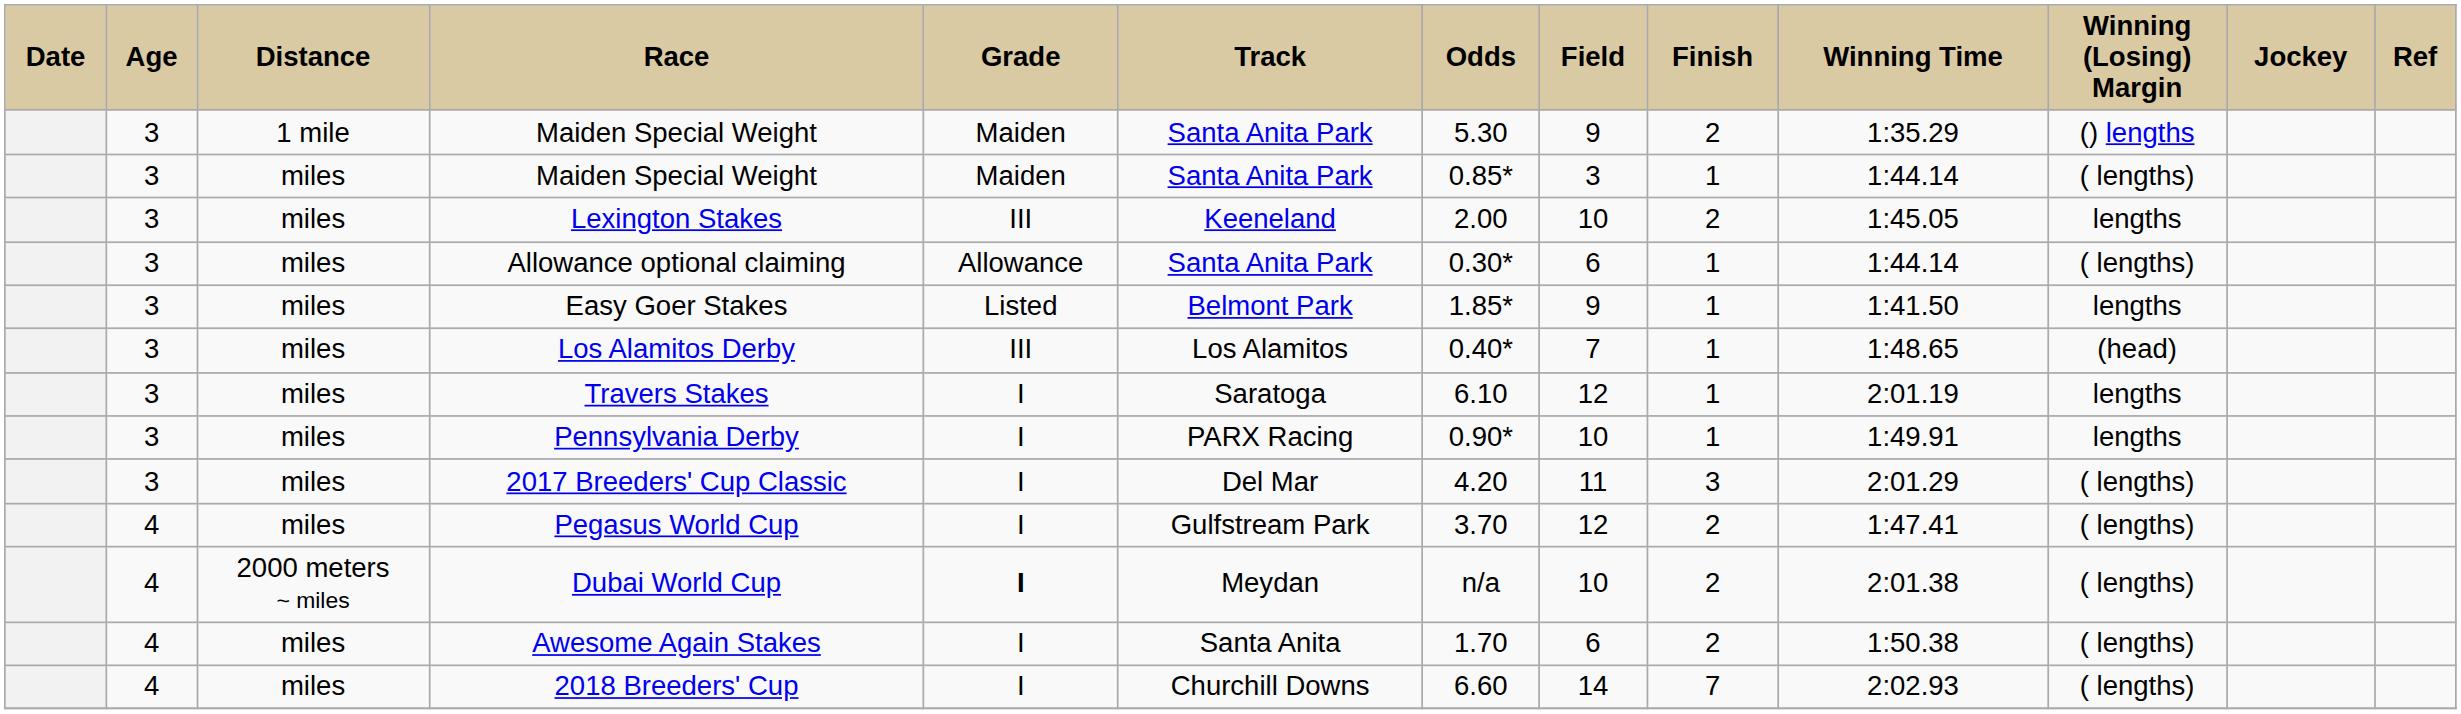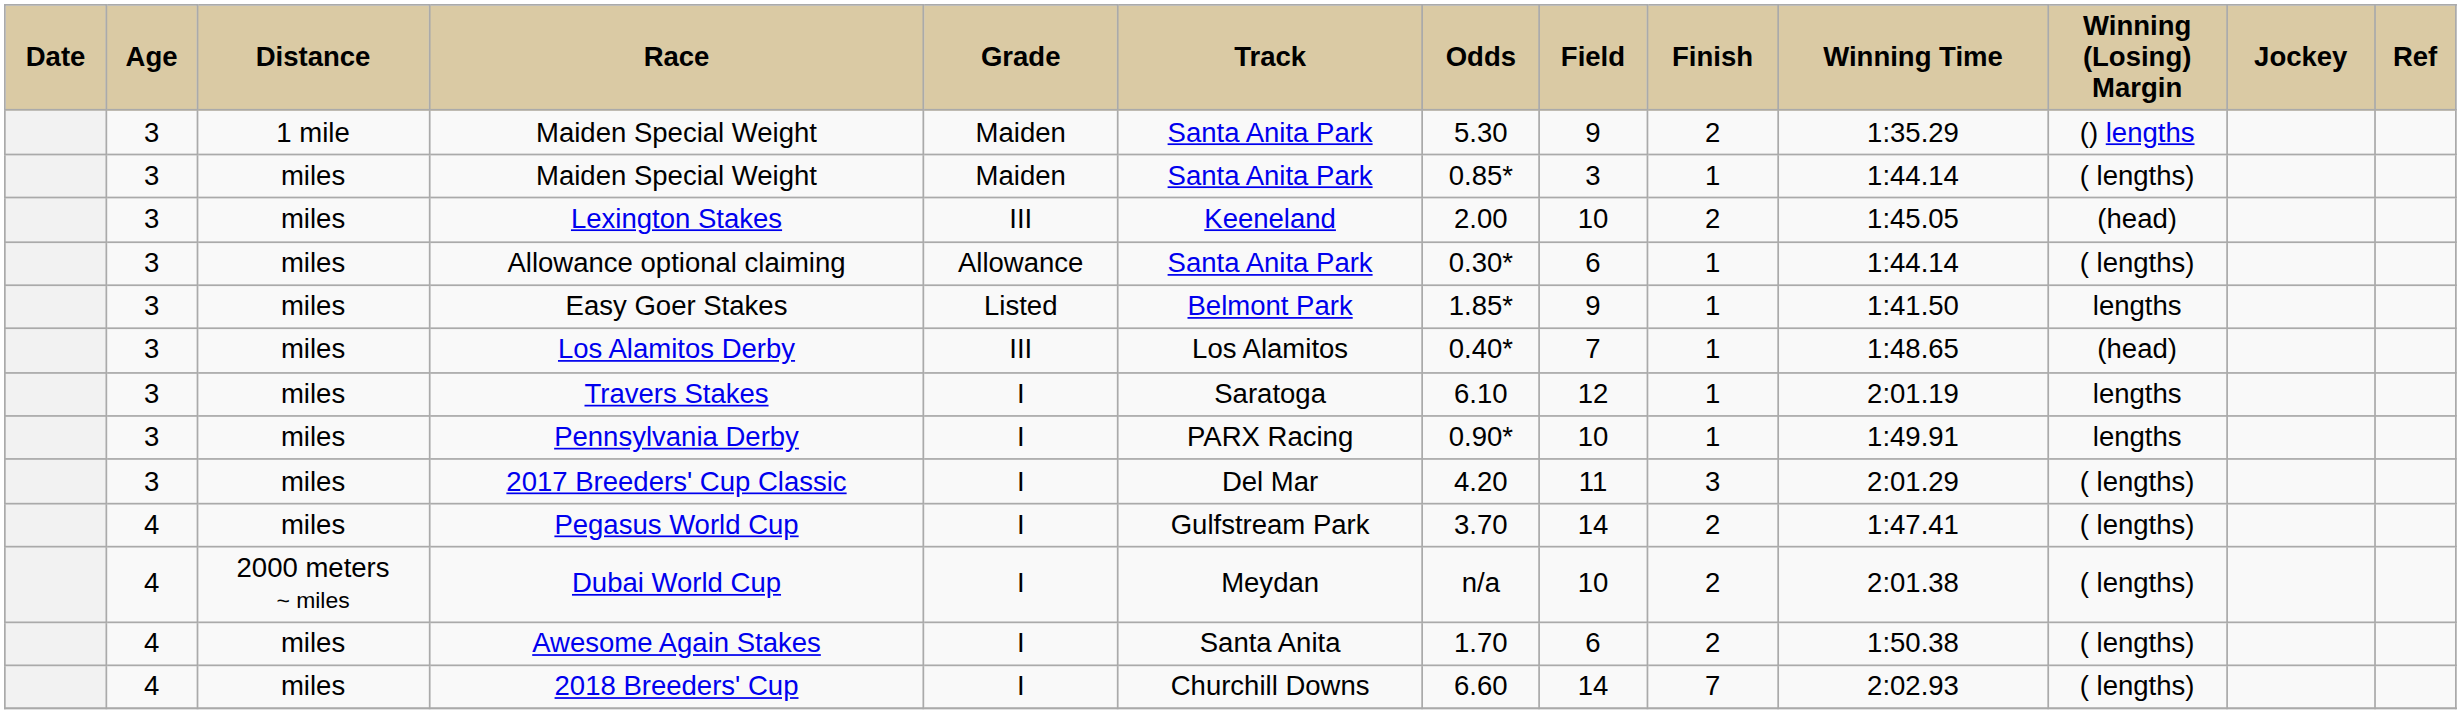(2137, 219) lengths -> (2137, 219) (head)
(1593, 524) 12 -> (1593, 524) 14
(1021, 583) bold -> (1021, 583) normal
